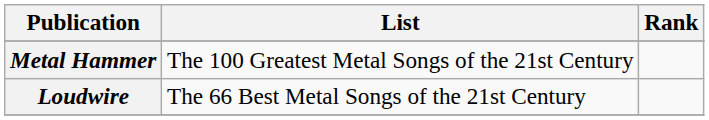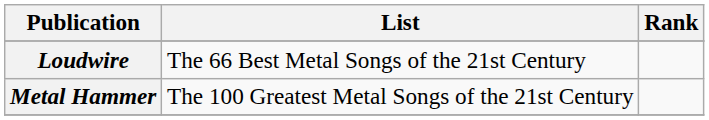rows swapped: (83, 96) <-> (83, 59)
